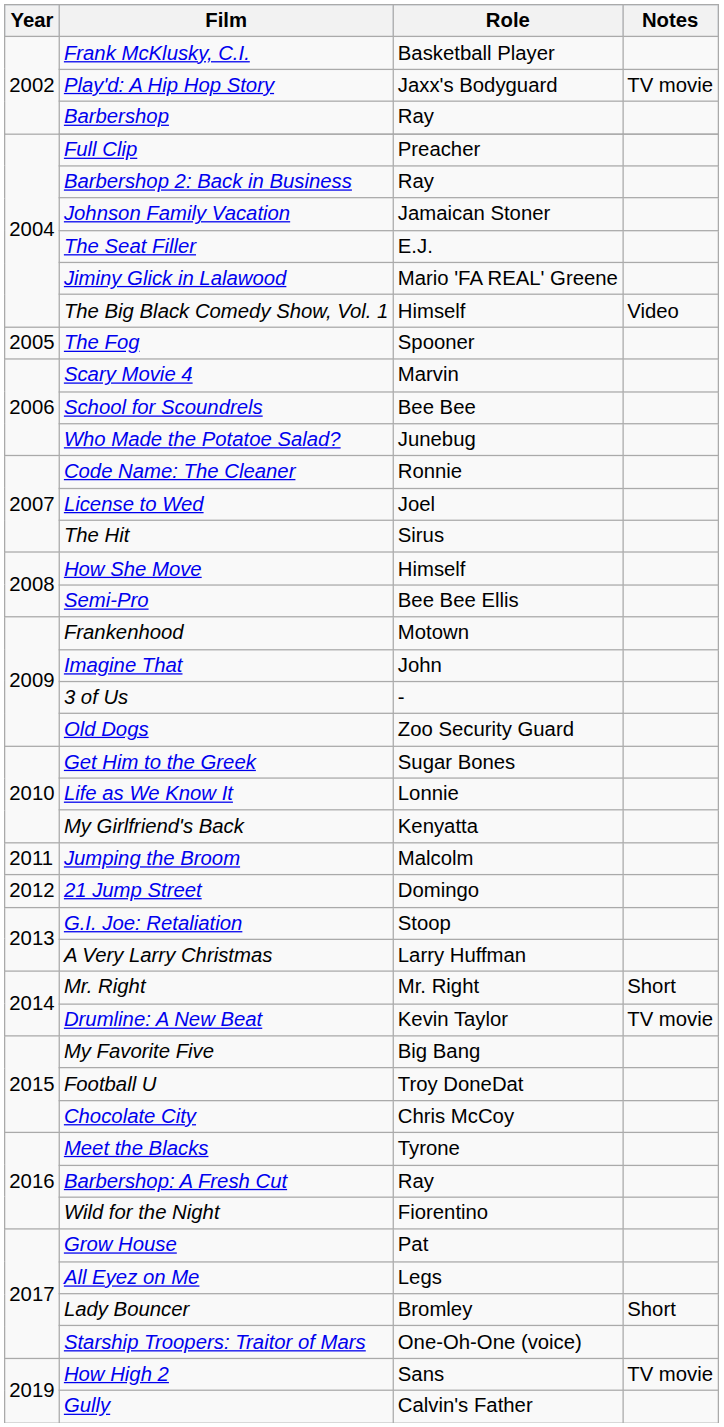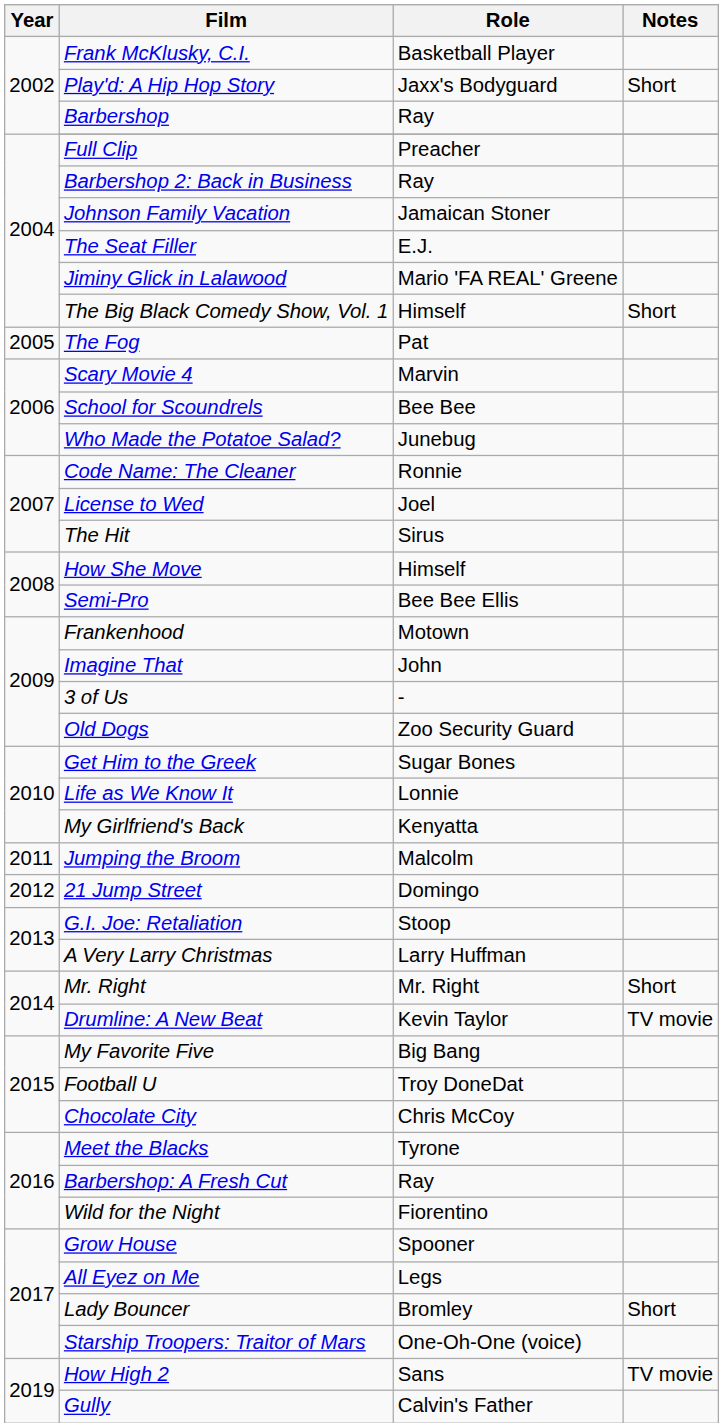(670, 85) TV movie -> (652, 85) Short
(653, 310) Video -> (652, 310) Short
(436, 342) Spooner -> (413, 342) Pat
(413, 1245) Pat -> (436, 1245) Spooner
